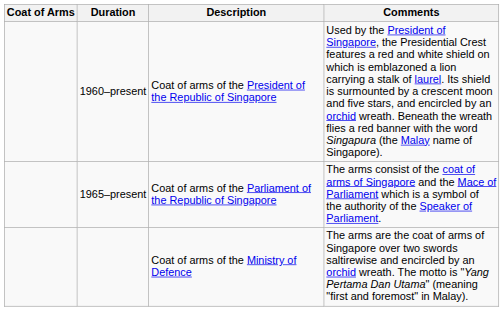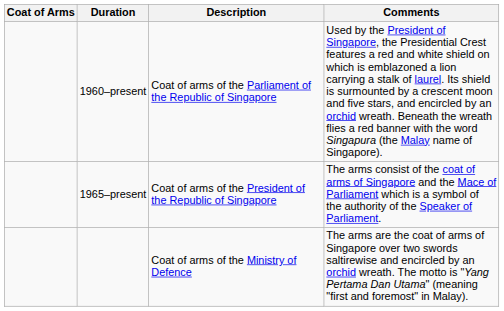(228, 91) Coat of arms of the President of the Republic of Singapore -> (231, 91) Coat of arms of the Parliament of the Republic of Singapore
(231, 194) Coat of arms of the Parliament of the Republic of Singapore -> (228, 194) Coat of arms of the President of the Republic of Singapore
